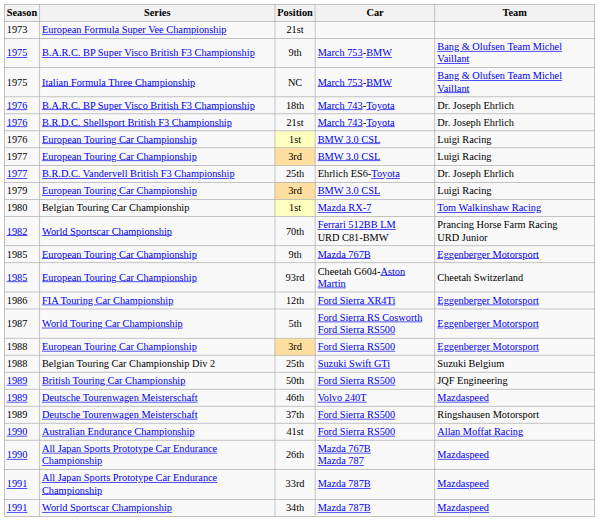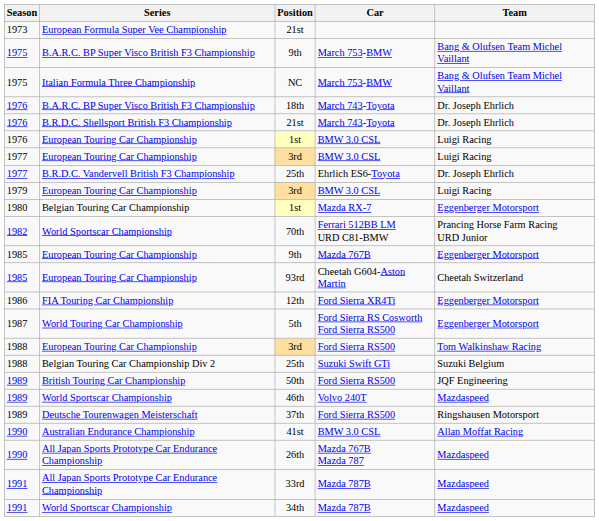(489, 208) Tom Walkinshaw Racing -> (488, 208) Eggenberger Motorsport
(488, 347) Eggenberger Motorsport -> (489, 347) Tom Walkinshaw Racing
(120, 398) Deutsche Tourenwagen Meisterschaft -> (107, 398) World Sportscar Championship
(356, 432) Ford Sierra RS500 -> (349, 432) BMW 3.0 CSL
